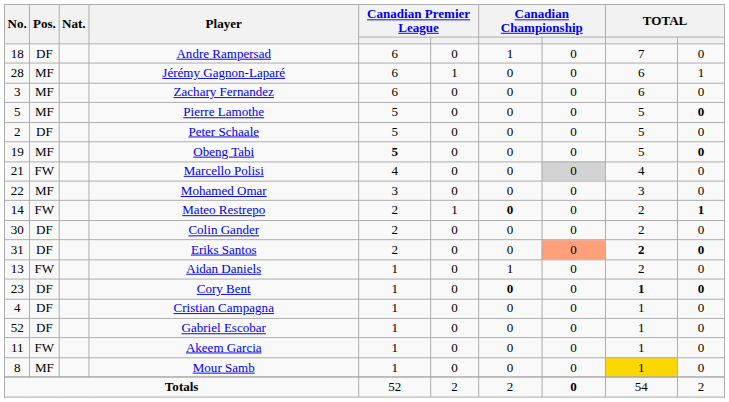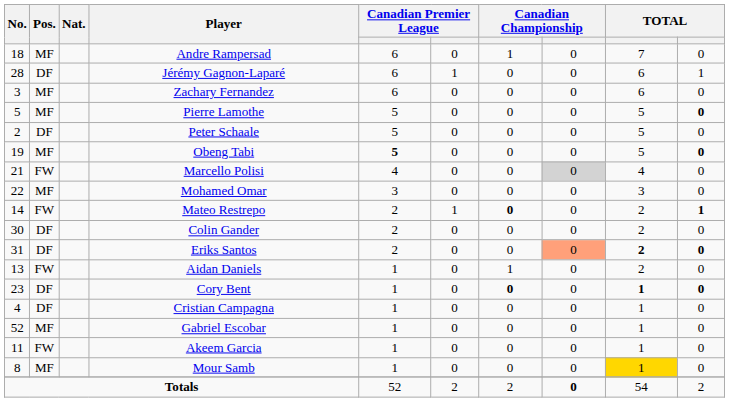(44, 53) DF -> (44, 53) MF
(44, 72) MF -> (44, 72) DF
(44, 327) DF -> (44, 327) MF
